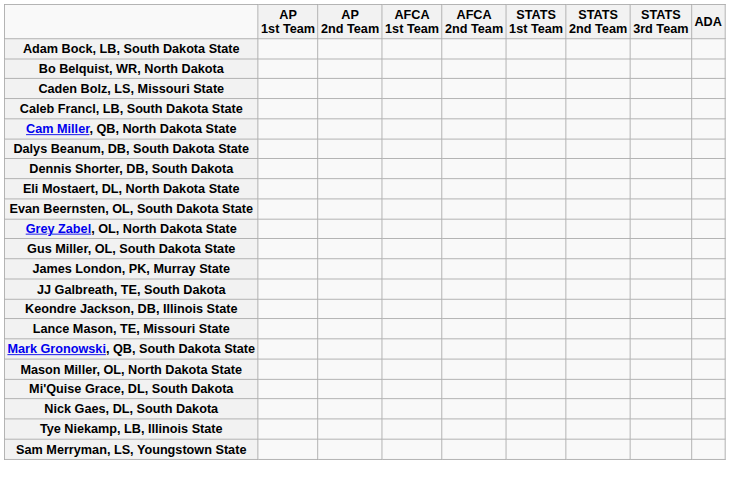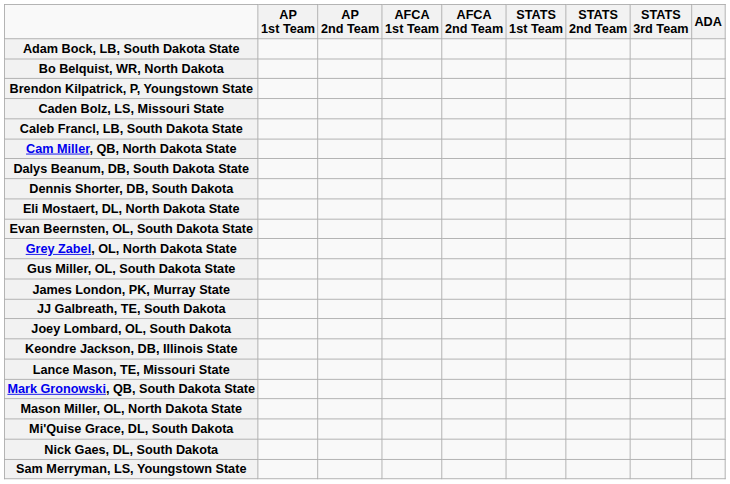+ row: (131, 89)
+ row: (131, 329)
- row: (131, 429)
